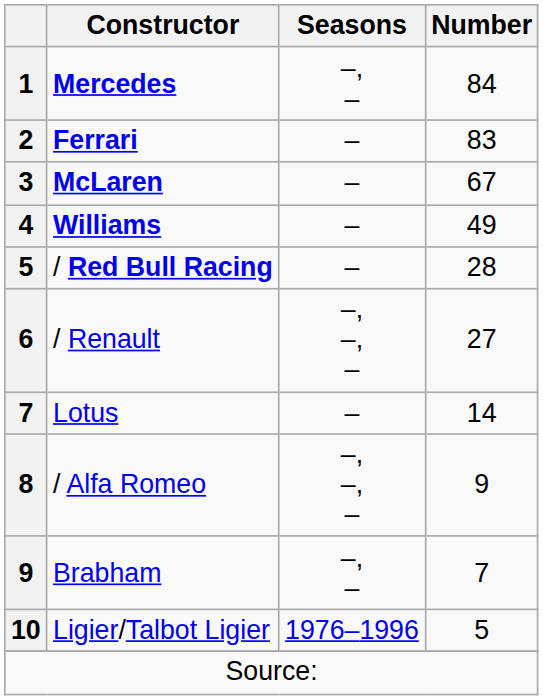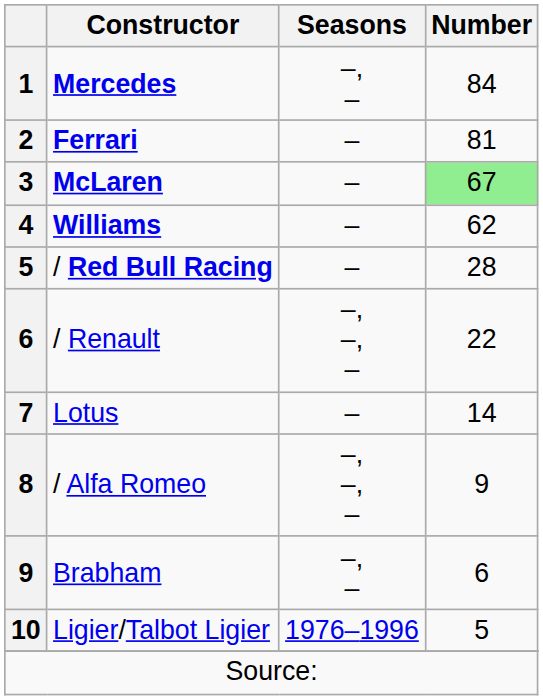(482, 140) 83 -> (482, 140) 81
(482, 182) no background -> (482, 182) lightgreen background
(482, 225) 49 -> (482, 225) 62
(482, 340) 27 -> (482, 340) 22
(482, 572) 7 -> (482, 572) 6
